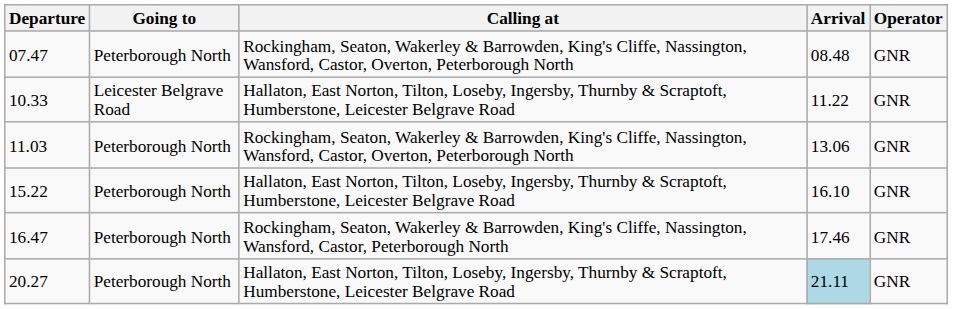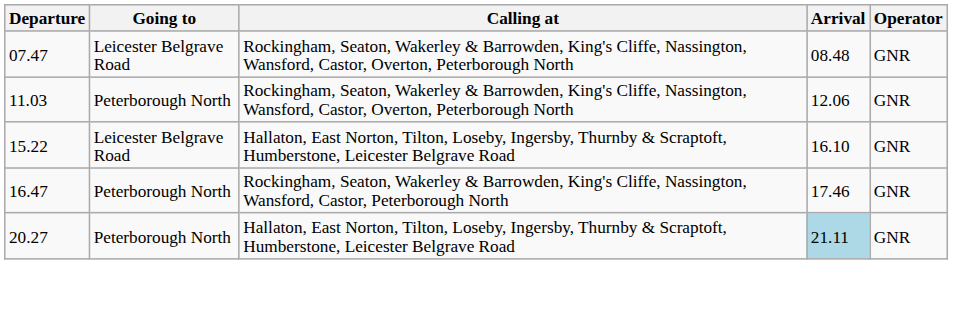(162, 55) Peterborough North -> (158, 55) Leicester Belgrave Road
- row: (28, 100)
(830, 145) 13.06 -> (830, 100) 12.06
(162, 191) Peterborough North -> (158, 145) Leicester Belgrave Road
